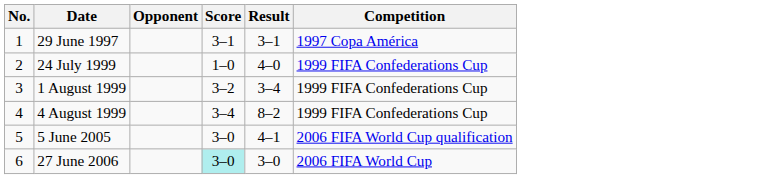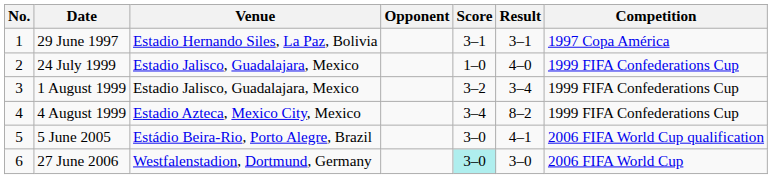+ column: (255, 16)
